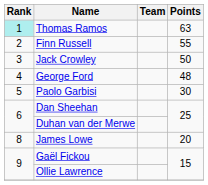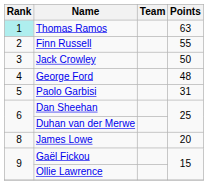(185, 92) 30 -> (185, 92) 31
